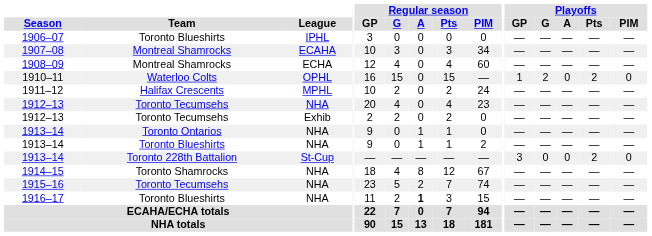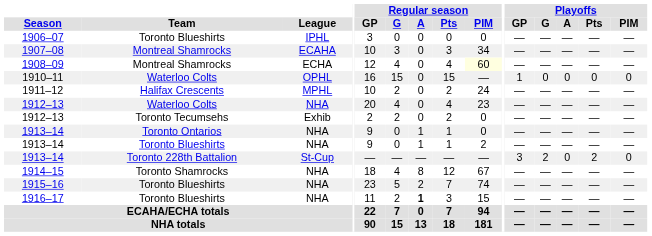(484, 64) no background -> (484, 64) lightyellow background
(545, 77) 2 -> (545, 77) 0
(594, 77) 2 -> (594, 77) 0
(182, 104) Toronto Tecumsehs -> (182, 104) Waterloo Colts
(545, 158) 0 -> (545, 158) 2
(182, 185) Toronto Tecumsehs -> (182, 185) Toronto Blueshirts
